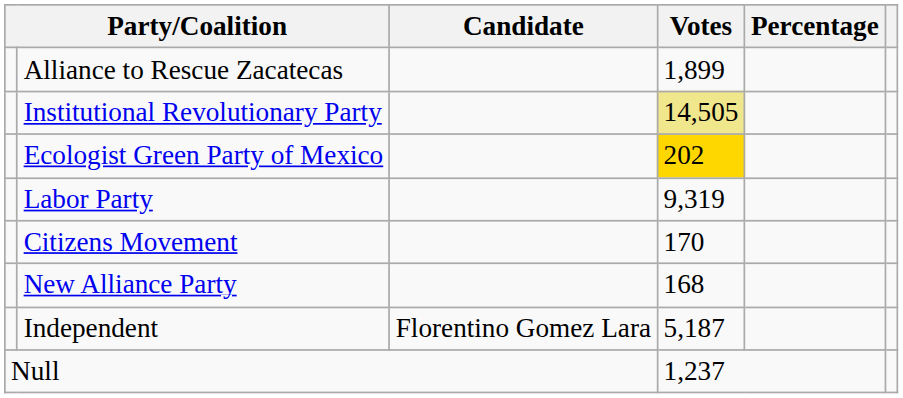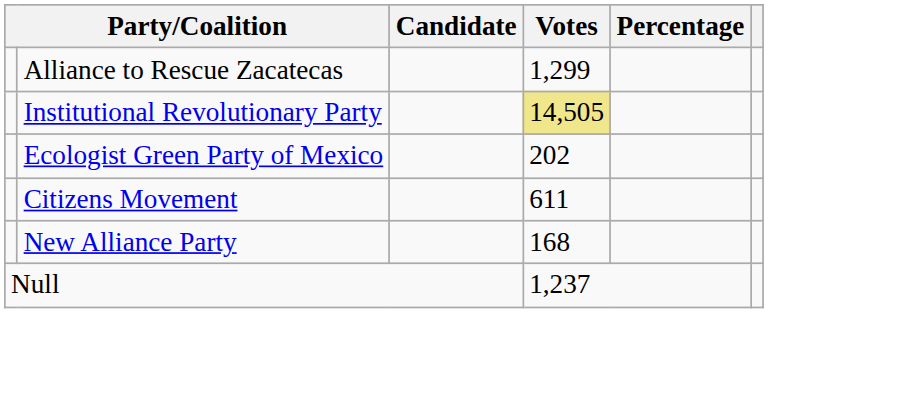(694, 69) 1,899 -> (560, 69) 1,299
(684, 155) gold background -> (550, 155) no background
- row: (88, 198)
(684, 241) 170 -> (549, 198) 611
- row: (91, 328)
